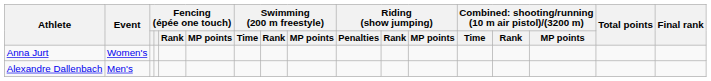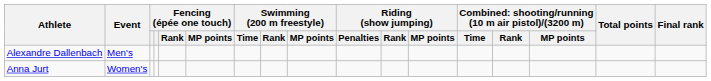rows swapped: (55, 69) <-> (28, 53)
